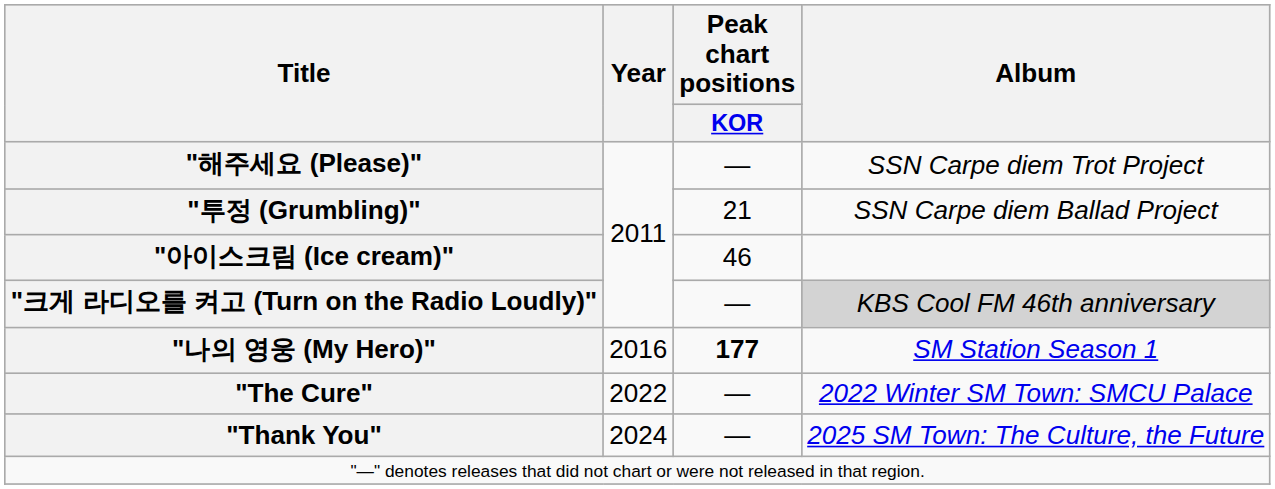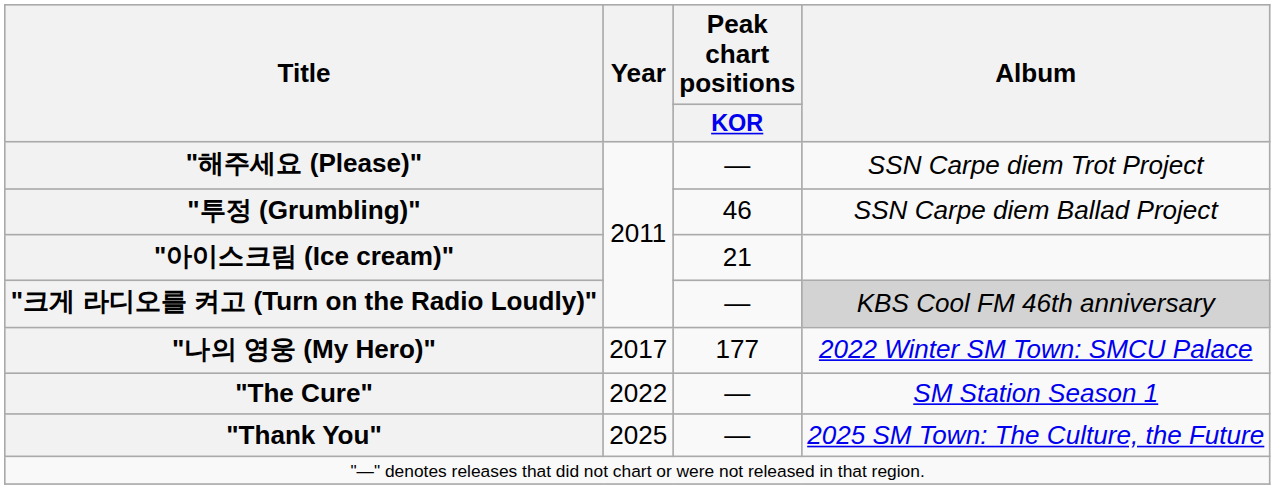(737, 211) 21 -> (737, 211) 46
(737, 257) 46 -> (737, 257) 21
(638, 349) 2016 -> (638, 349) 2017
(737, 349) bold -> (737, 349) normal
(1036, 349) SM Station Season 1 -> (1036, 349) 2022 Winter SM Town: SMCU Palace
(1036, 393) 2022 Winter SM Town: SMCU Palace -> (1036, 393) SM Station Season 1
(638, 434) 2024 -> (638, 434) 2025
